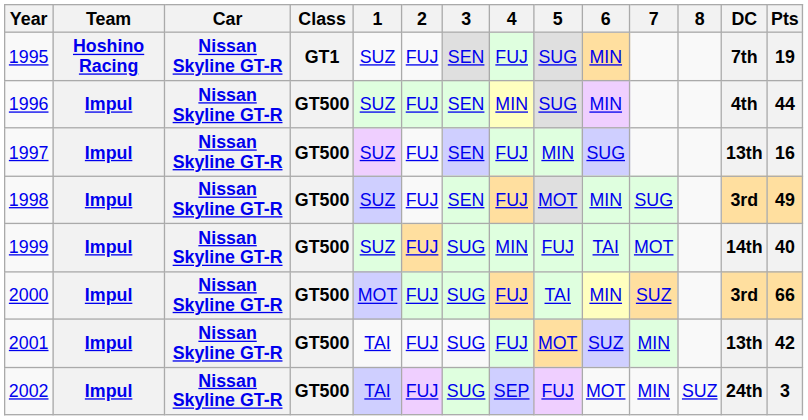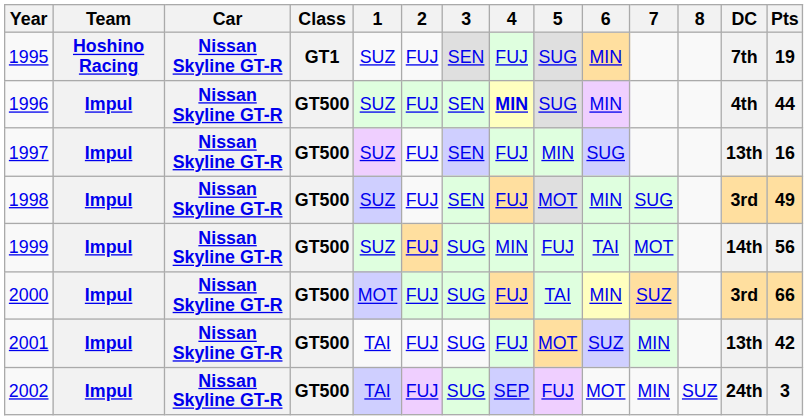(512, 104) normal -> (512, 104) bold
(785, 247) 40 -> (785, 247) 56
